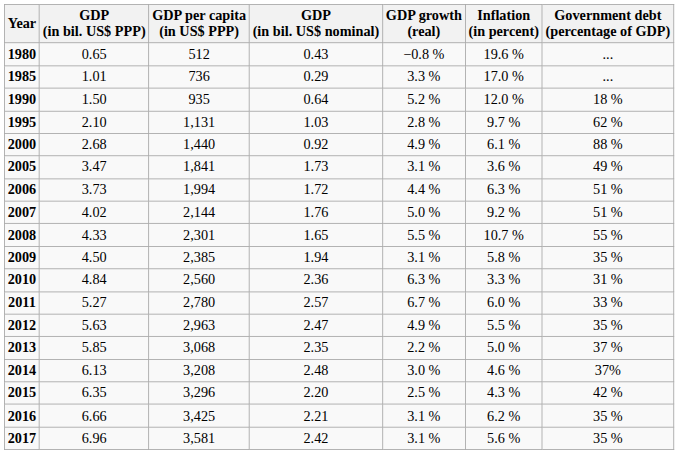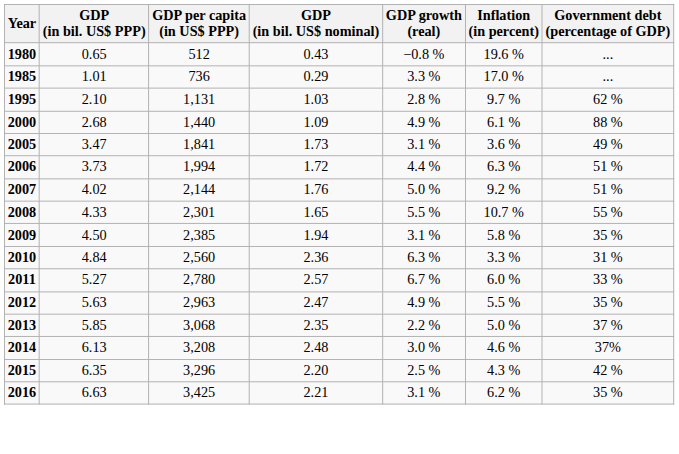- row: (22, 99)
(316, 144) 0.92 -> (316, 122) 1.09
(94, 415) 6.66 -> (94, 393) 6.63
- row: (22, 438)
